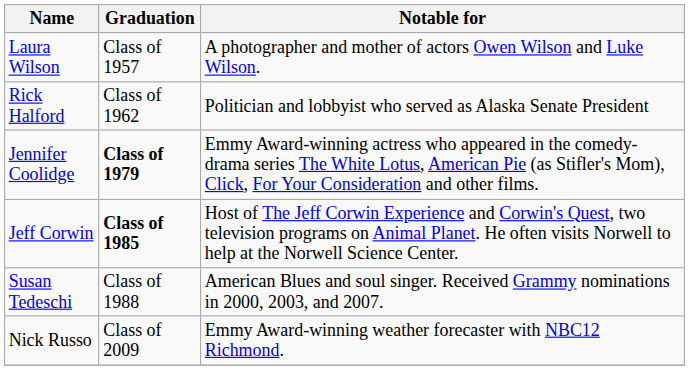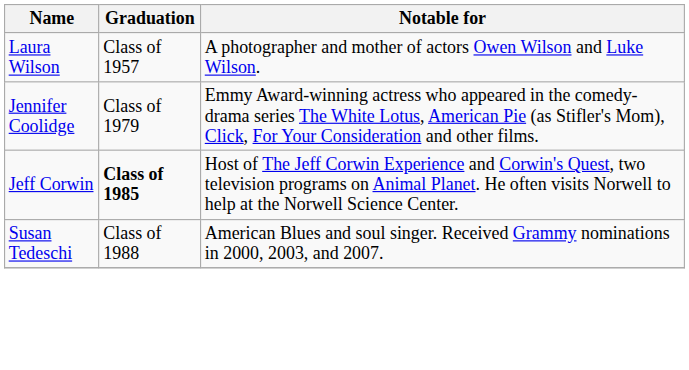- row: (37, 105)
(133, 164) bold -> (132, 115) normal
- row: (50, 340)
